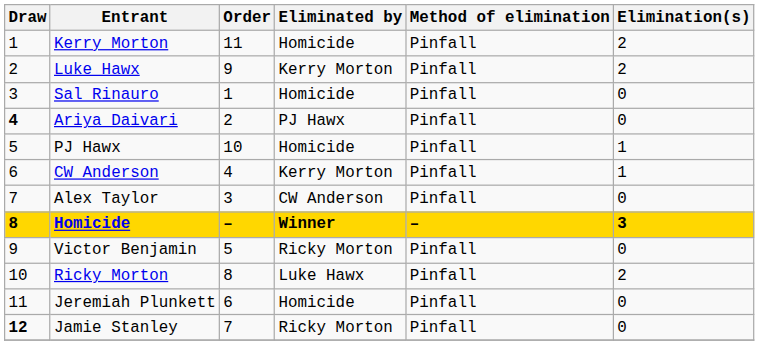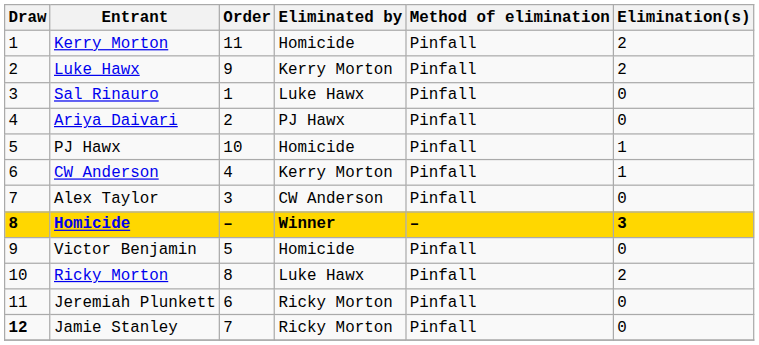(317, 95) Homicide -> (321, 95) Luke Hawx
(13, 121) bold -> (13, 121) normal
(336, 250) Ricky Morton -> (317, 250) Homicide
(317, 302) Homicide -> (336, 302) Ricky Morton
